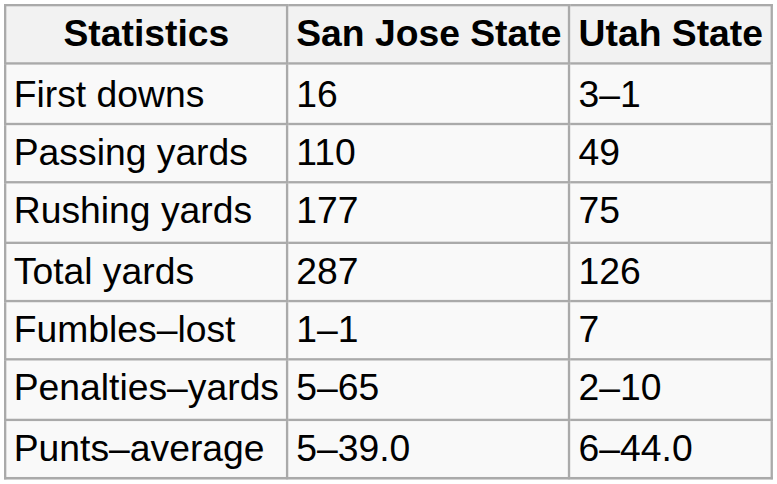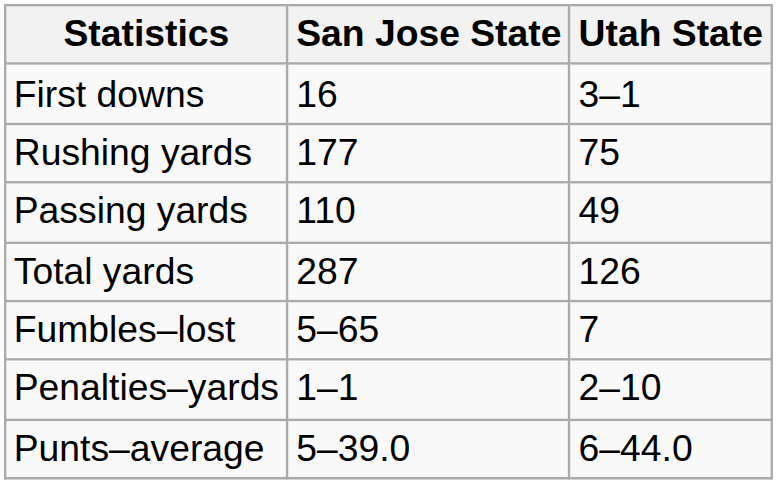rows swapped: (133, 211) <-> (131, 152)
(327, 329) 1–1 -> (338, 329) 5–65
(338, 388) 5–65 -> (327, 388) 1–1
